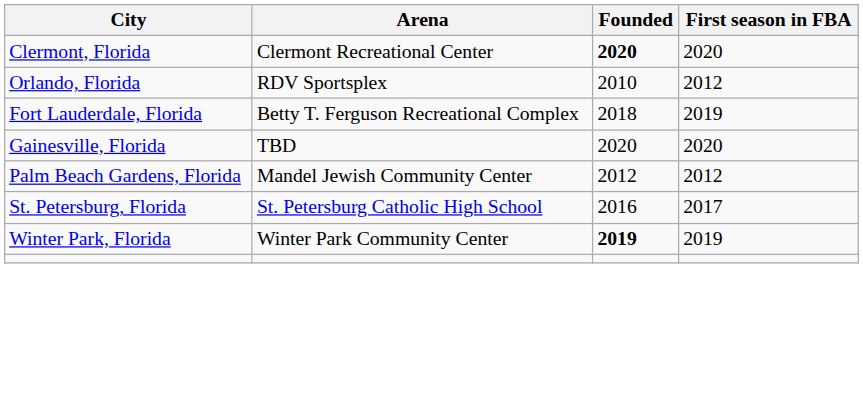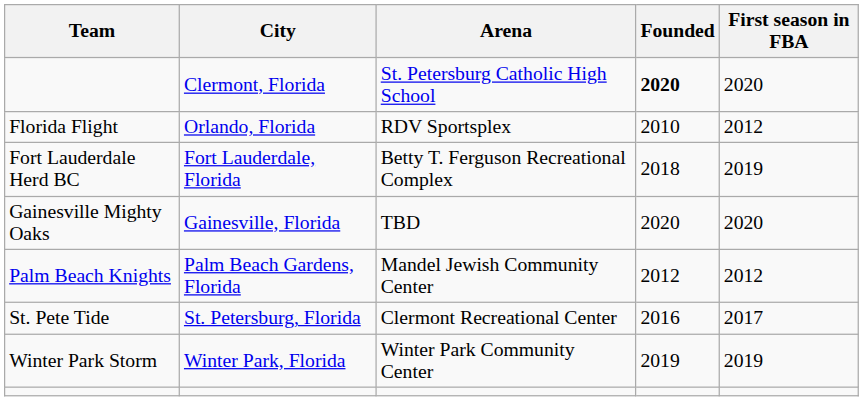+ column: (92, 31)
(375, 51) Clermont Recreational Center -> (494, 84) St. Petersburg Catholic High School
(400, 207) St. Petersburg Catholic High School -> (499, 318) Clermont Recreational Center
(617, 238) bold -> (660, 360) normal
